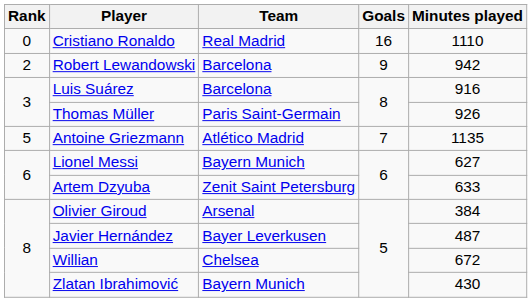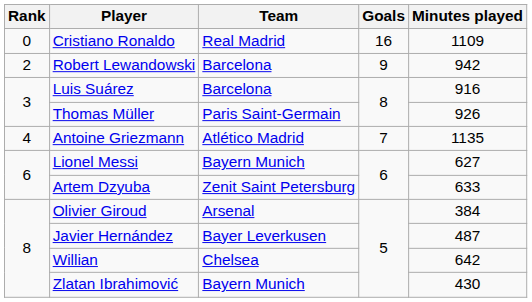(467, 41) 1110 -> (467, 41) 1109
(27, 138) 5 -> (27, 138) 4
(467, 260) 672 -> (467, 260) 642
